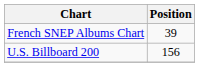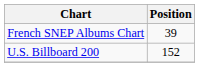(171, 52) 156 -> (171, 52) 152
